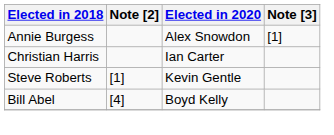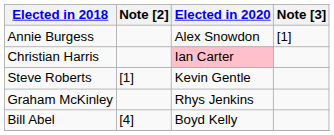(195, 57) no background -> (204, 57) pink background
+ row: (60, 99)
